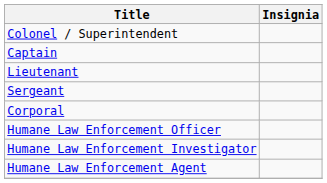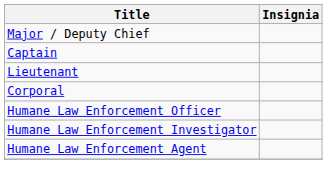- row: (93, 33)
+ row: (78, 33)
- row: (36, 91)
